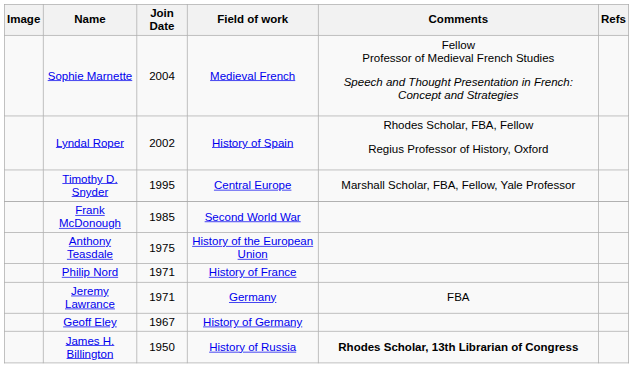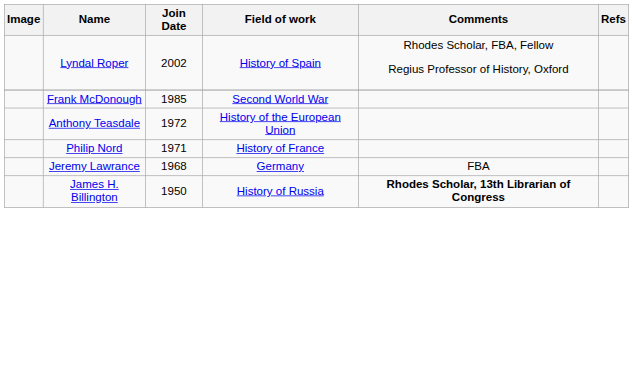- row: (90, 75)
- row: (90, 185)
(162, 248) 1975 -> (174, 123) 1972
(162, 297) 1971 -> (174, 166) 1968
- row: (90, 322)
